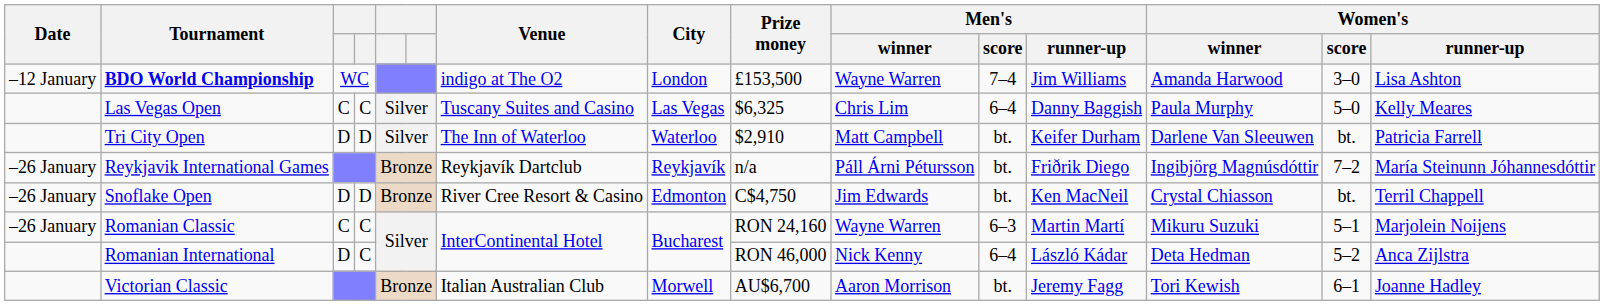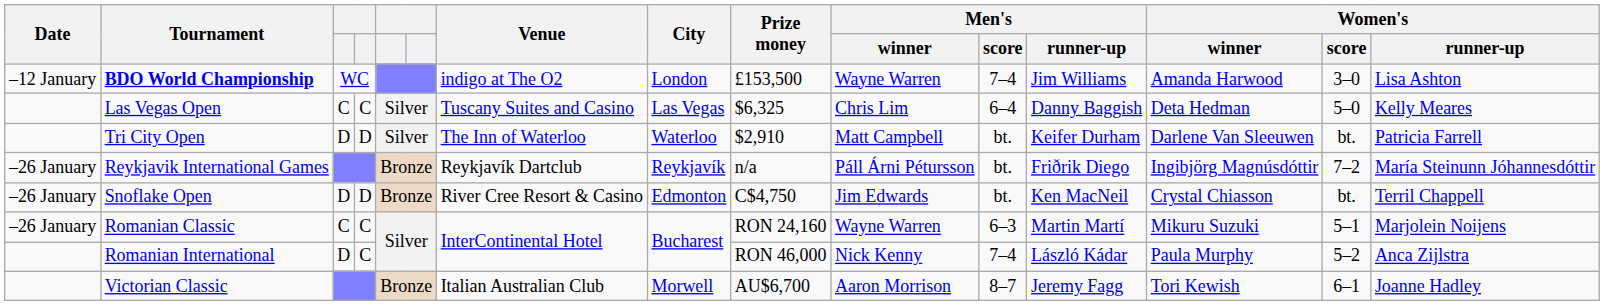(1202, 107) Paula Murphy -> (1200, 107) Deta Hedman
(1003, 255) 6–4 -> (1003, 255) 7–4
(1200, 255) Deta Hedman -> (1202, 255) Paula Murphy
(1003, 285) bt. -> (1003, 285) 8–7
